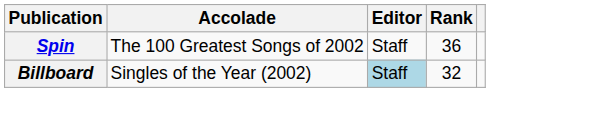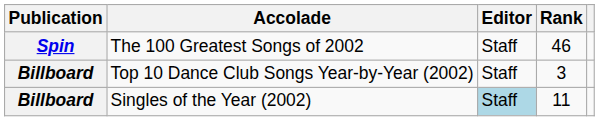(451, 45) 36 -> (561, 45) 46
+ row: (292, 73)
(451, 73) 32 -> (561, 101) 11
